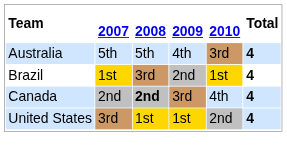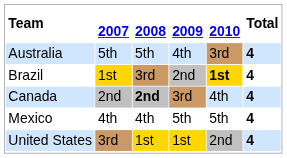(218, 75) normal -> (219, 75) bold
+ row: (30, 118)
